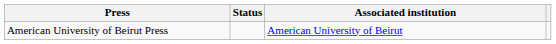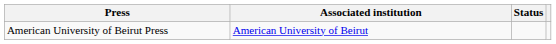columns swapped: (405, 13) <-> (248, 13)
